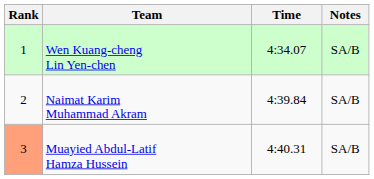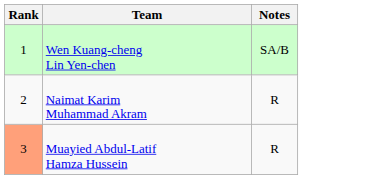- column: (287, 14)
(345, 99) SA/B -> (274, 99) R
(345, 149) SA/B -> (274, 149) R
